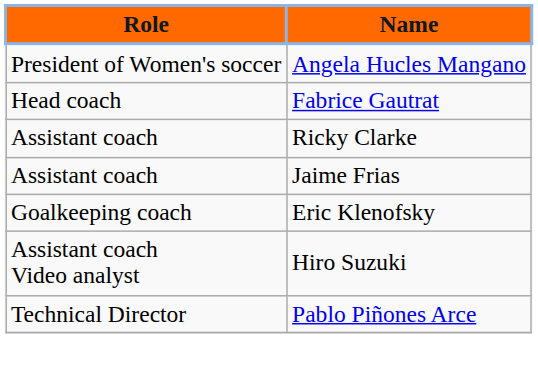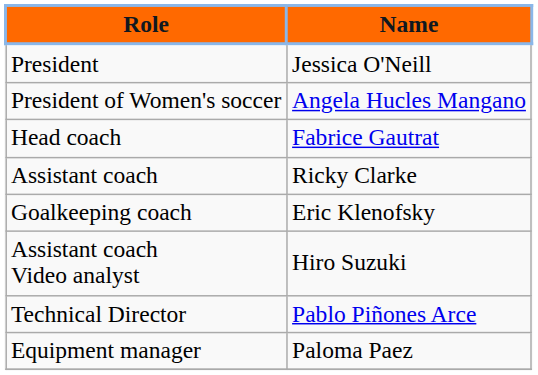+ row: (362, 63)
- row: (346, 175)
+ row: (353, 350)
